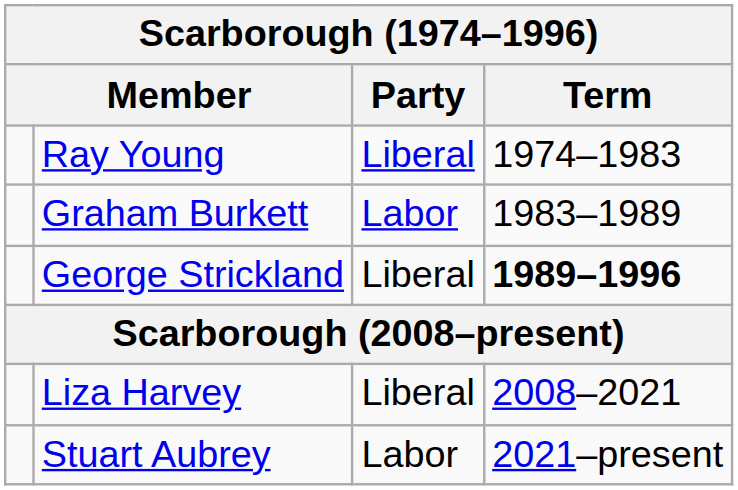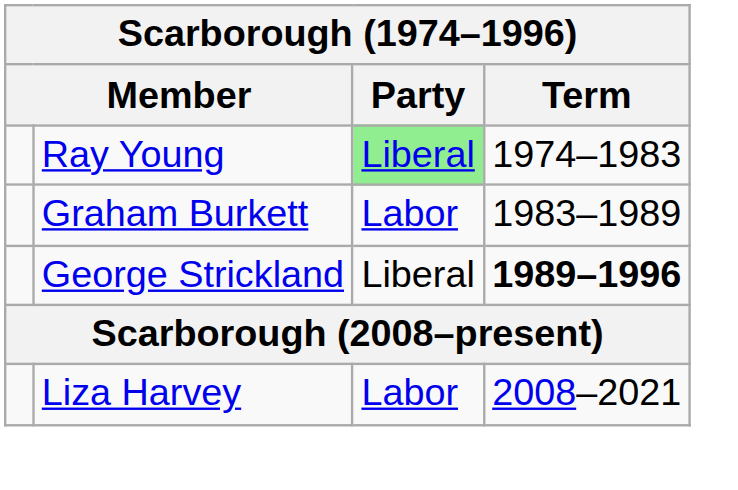(418, 154) no background -> (418, 154) lightgreen background
(418, 393) Liberal -> (410, 393) Labor
- row: (156, 453)
